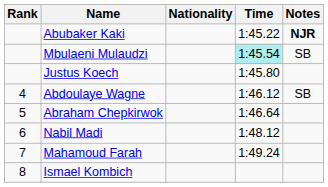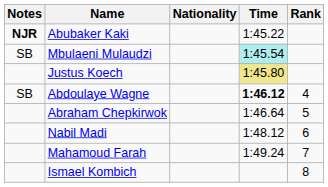columns swapped: (23, 14) <-> (303, 14)
(259, 73) no background -> (263, 73) khaki background
(259, 93) normal -> (263, 93) bold
